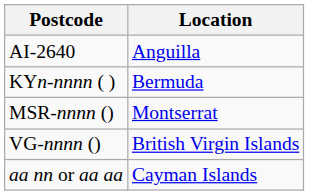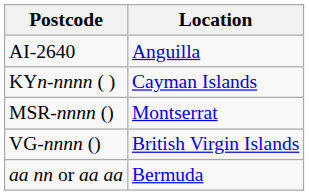(168, 81) Bermuda -> (195, 81) Cayman Islands
(195, 174) Cayman Islands -> (168, 174) Bermuda
